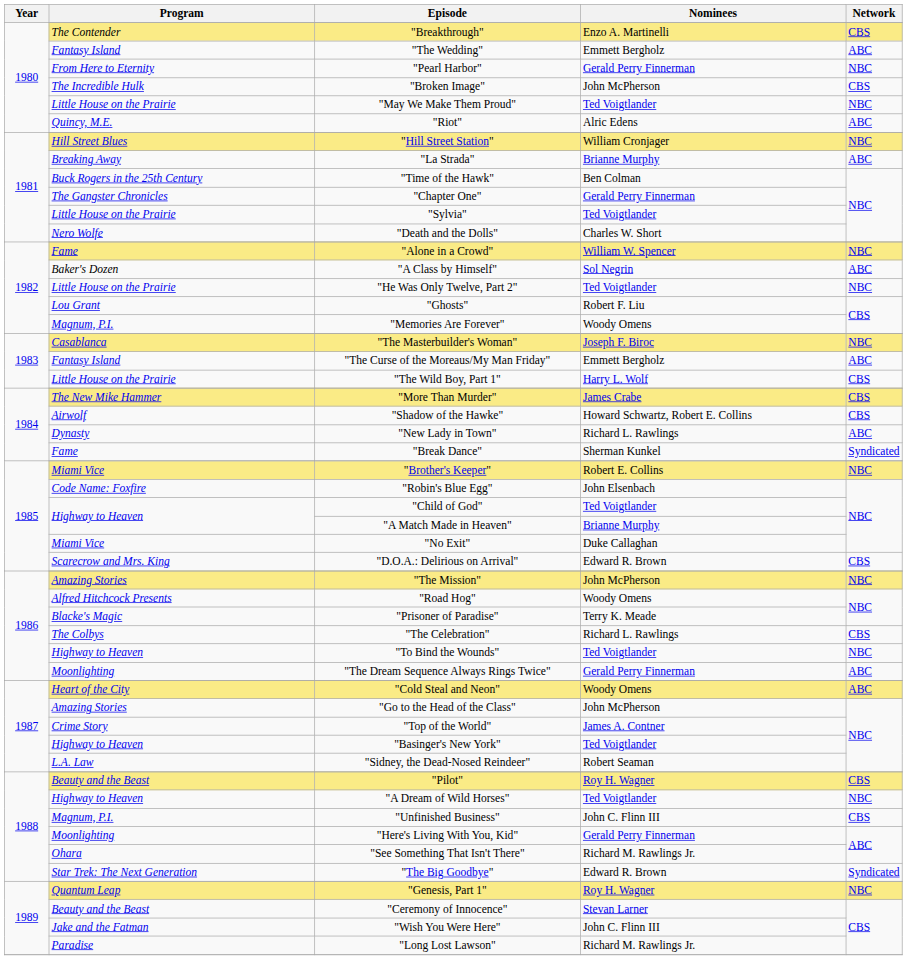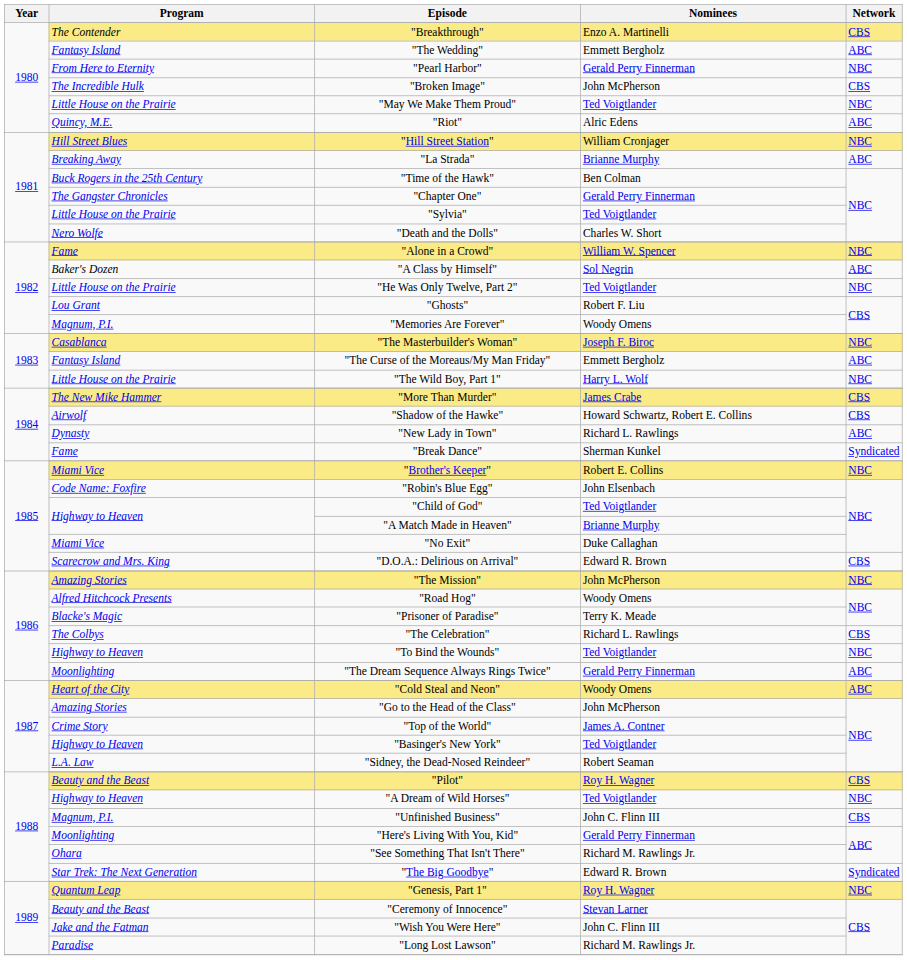(859, 379) CBS -> (860, 379) NBC
